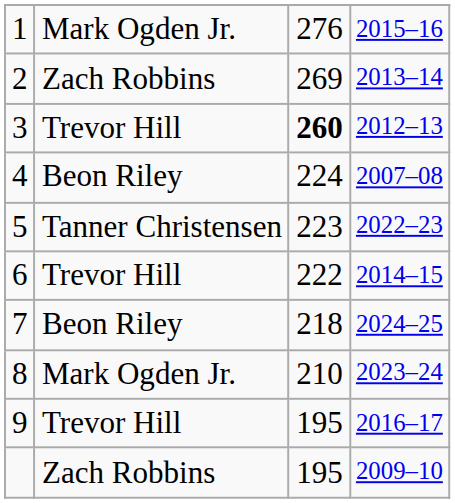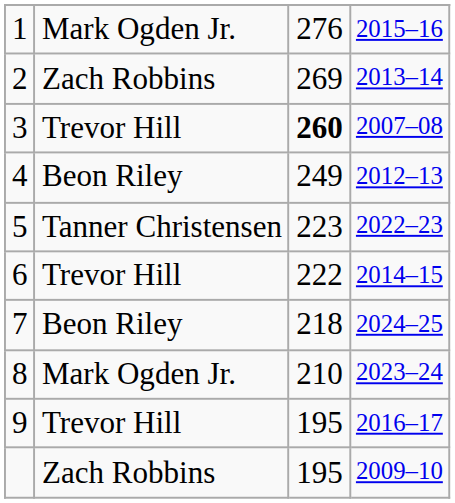(399, 127) 2012–13 -> (399, 127) 2007–08
(320, 176) 224 -> (320, 176) 249
(399, 176) 2007–08 -> (399, 176) 2012–13
